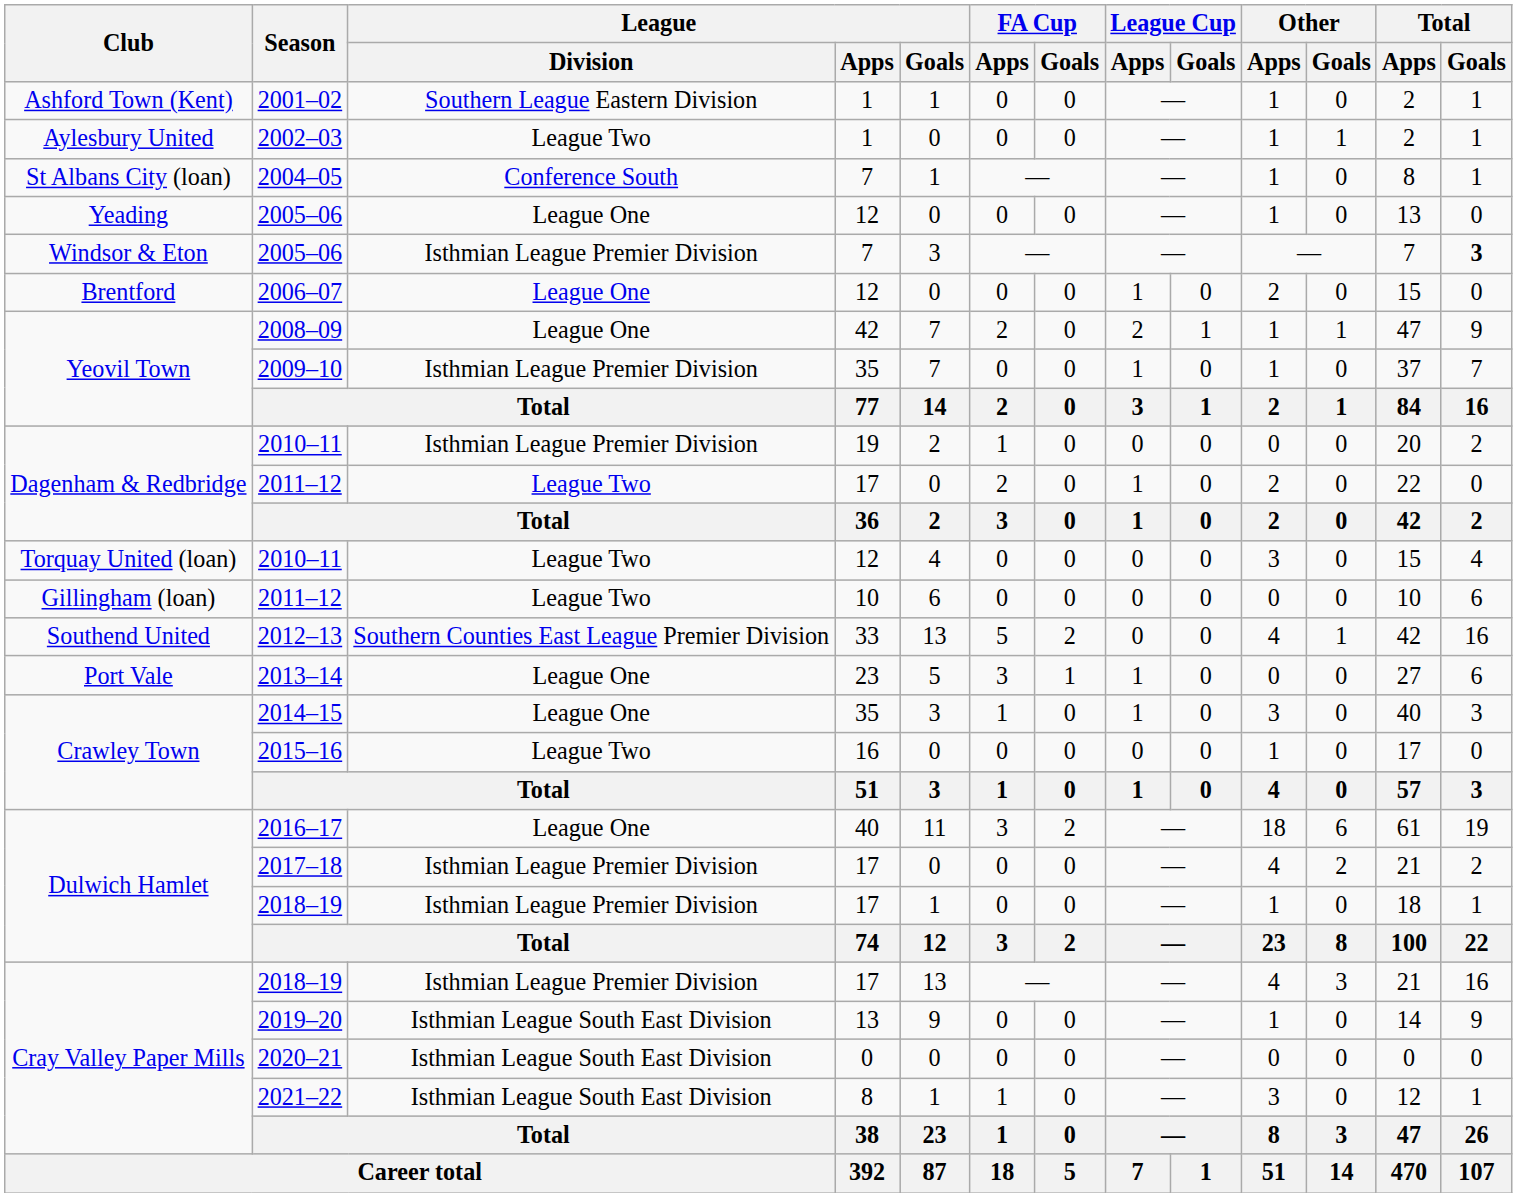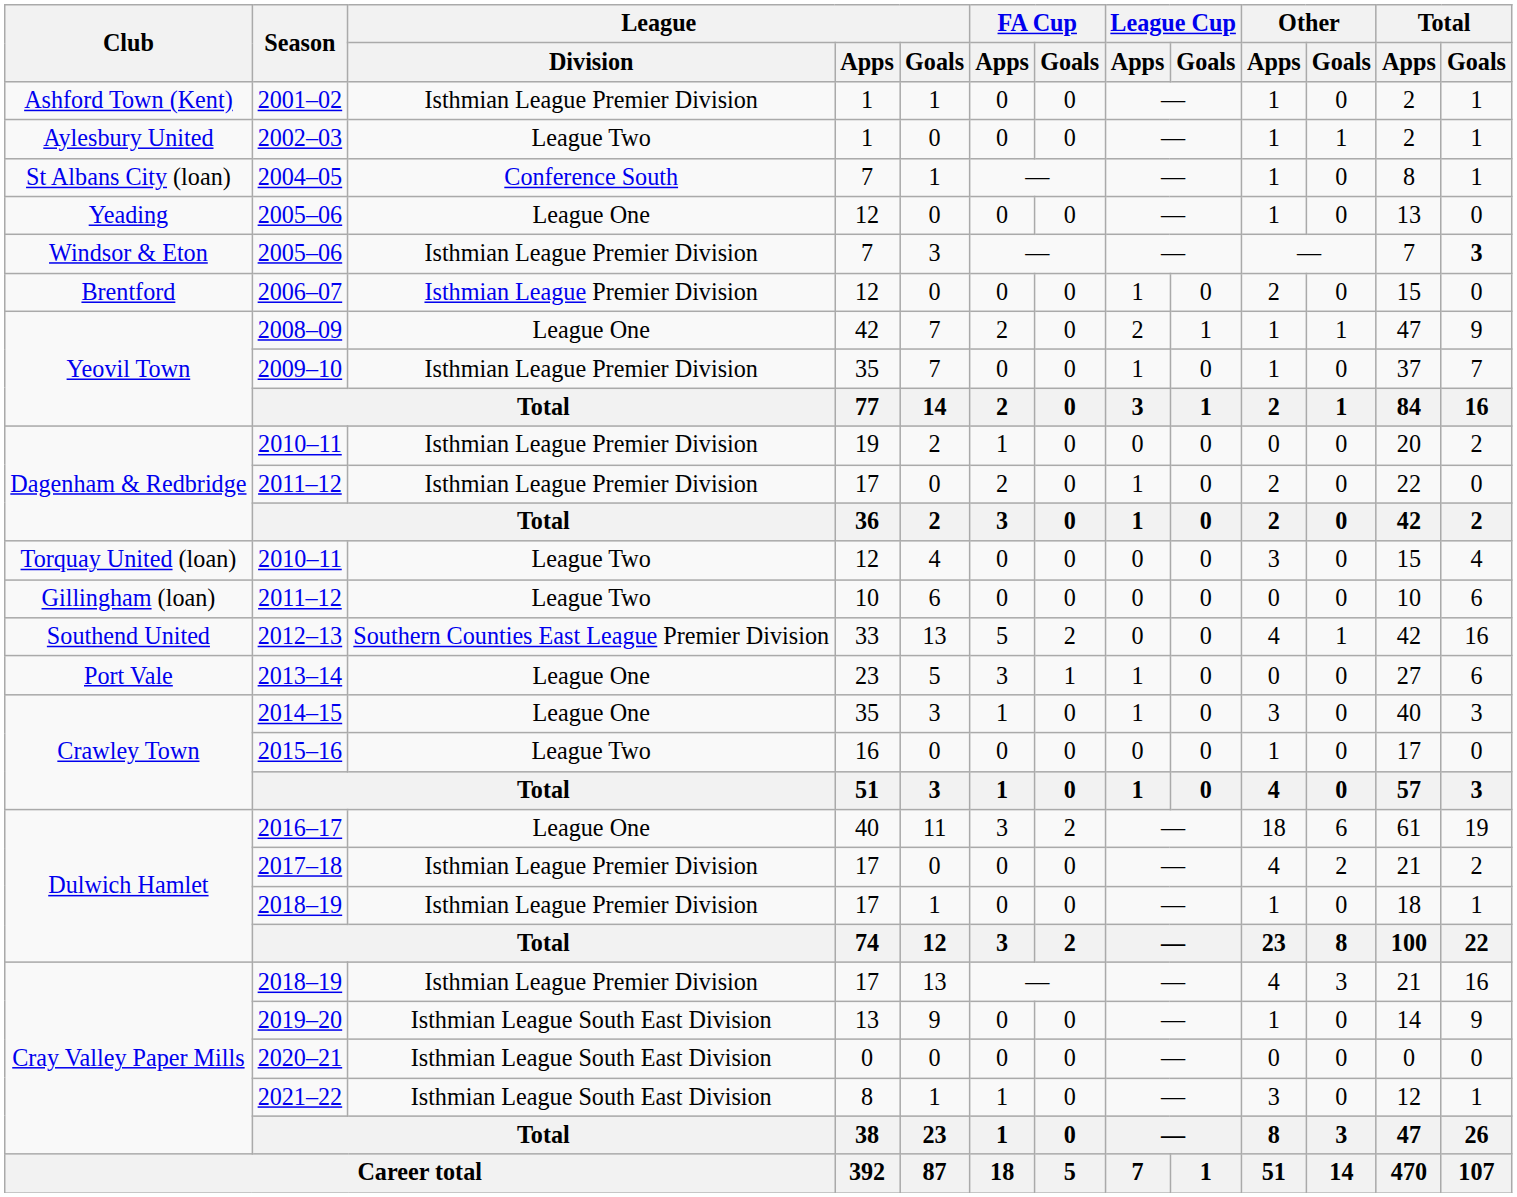(591, 100) Southern League Eastern Division -> (591, 100) Isthmian League Premier Division
(591, 291) League One -> (591, 291) Isthmian League Premier Division
(591, 483) League Two -> (591, 483) Isthmian League Premier Division
